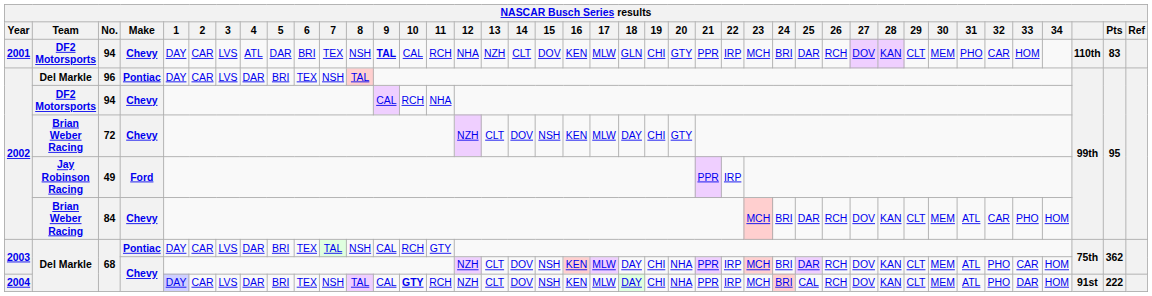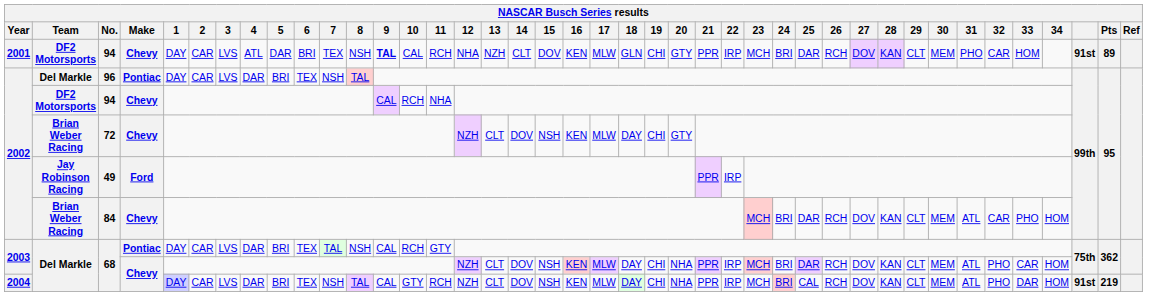(1087, 54) 110th -> (1085, 54) 91st
(1114, 54) 83 -> (1109, 54) 89
(413, 283) bold -> (413, 283) normal
(1114, 283) 222 -> (1109, 283) 219
